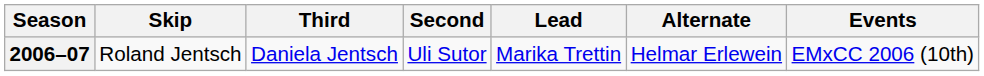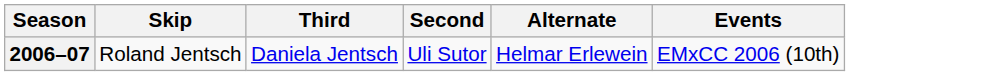- column: (559, 20)
